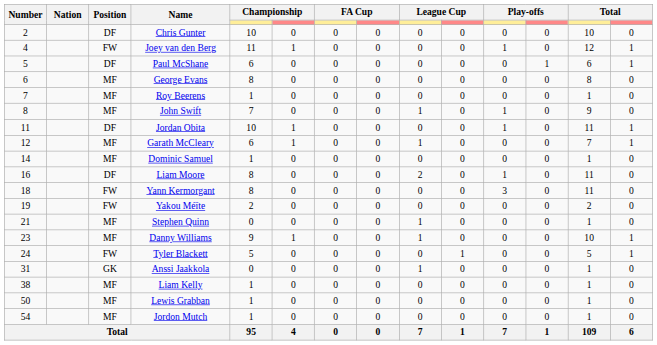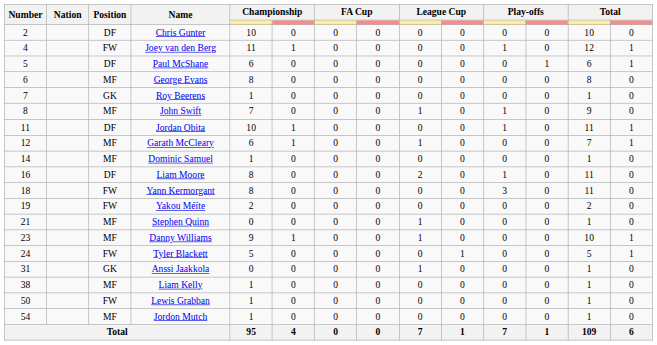(110, 95) MF -> (110, 95) GK
(110, 301) MF -> (110, 301) FW
